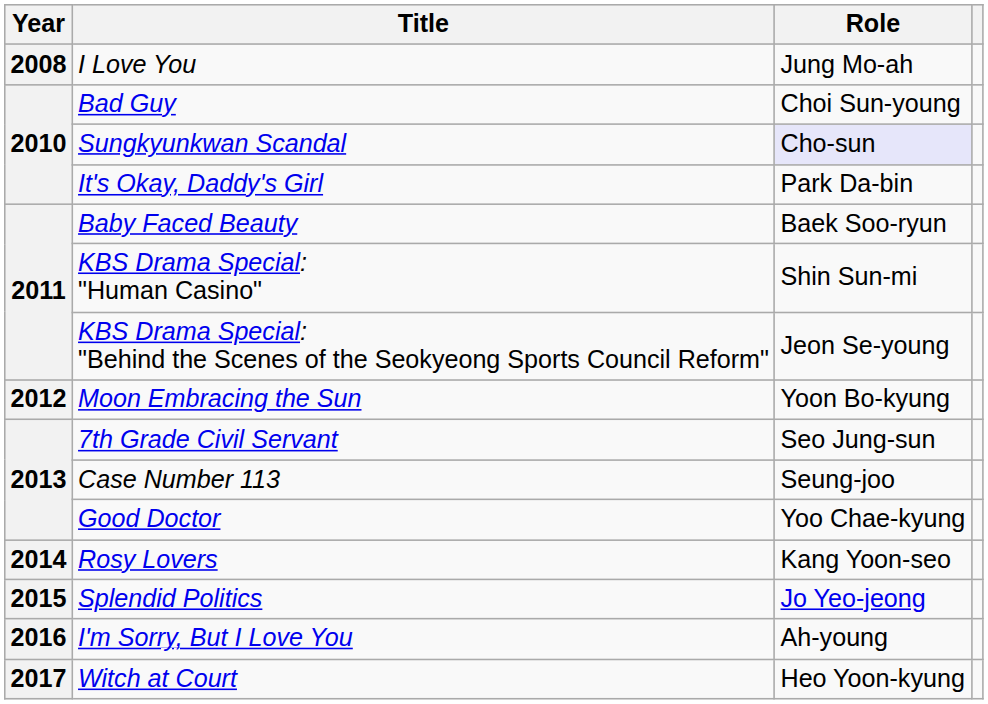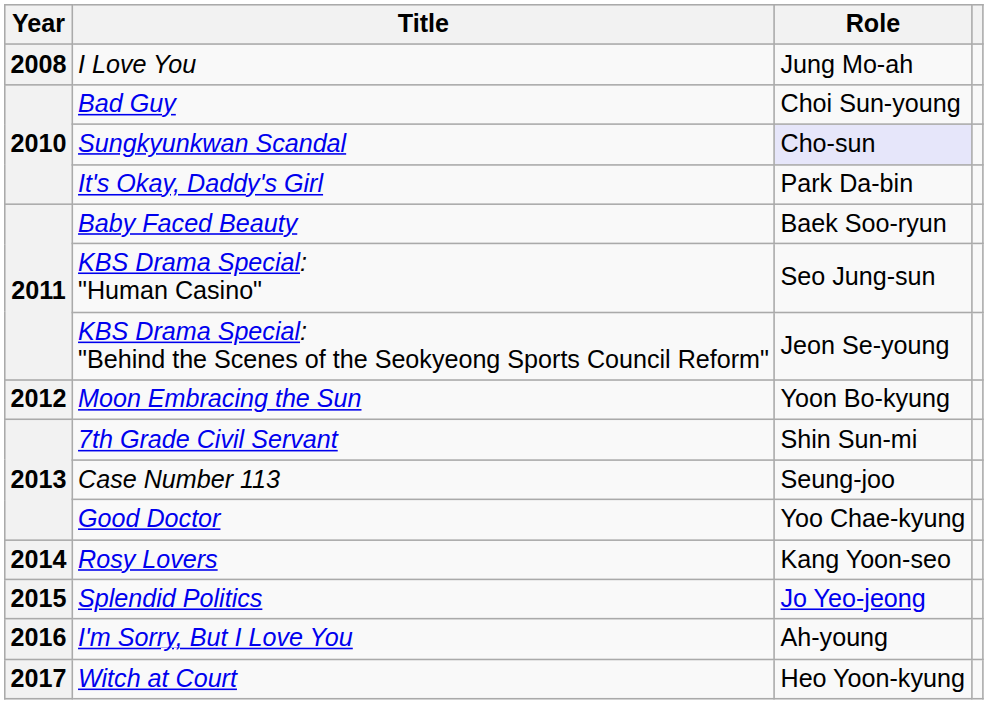(849, 277) Shin Sun-mi -> (858, 277) Seo Jung-sun
(858, 439) Seo Jung-sun -> (849, 439) Shin Sun-mi
